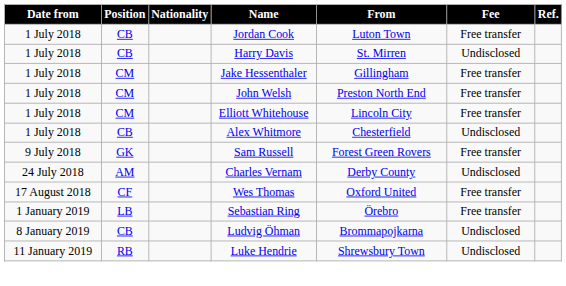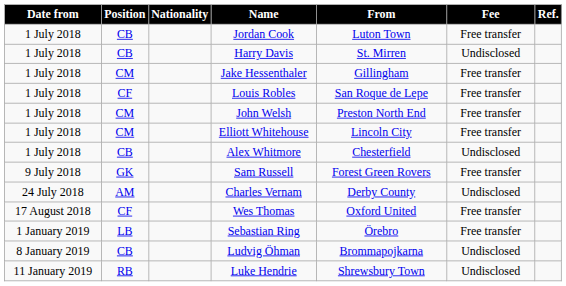+ row: (264, 93)
